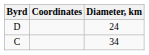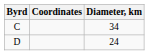rows swapped: (17, 42) <-> (17, 27)
